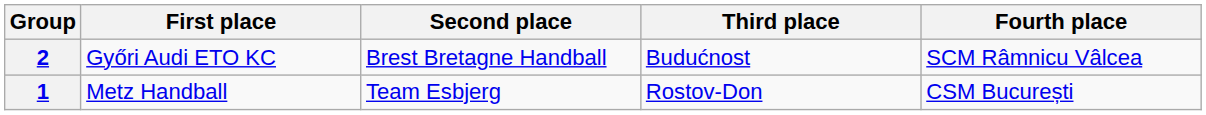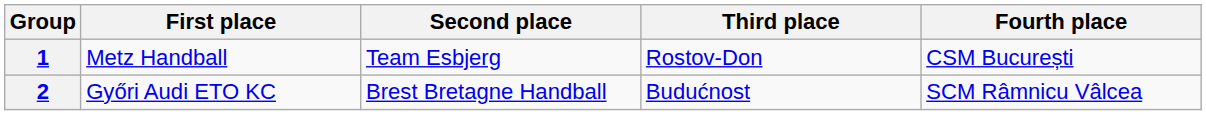rows swapped: (43, 92) <-> (43, 57)
